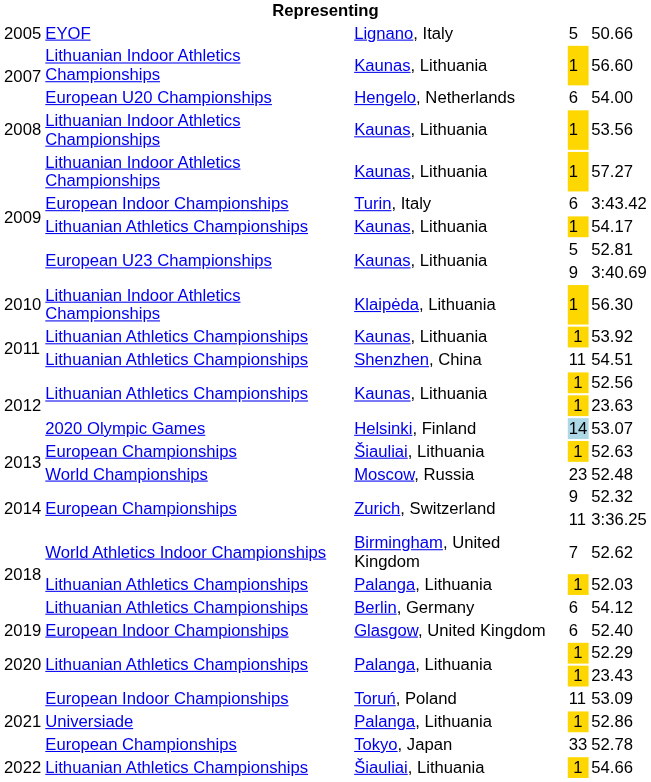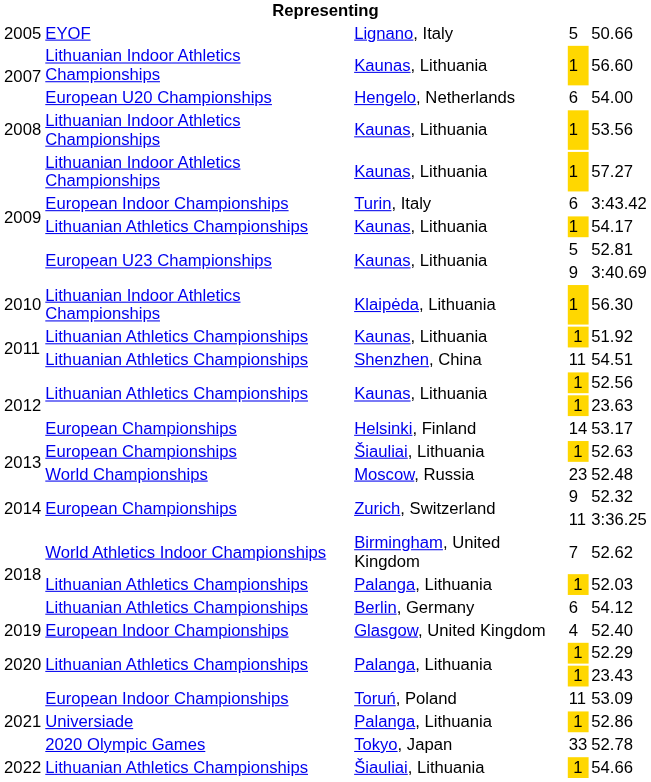(612, 337) 53.92 -> (612, 337) 51.92
(125, 428) 2020 Olympic Games -> (141, 428) European Championships
(578, 428) lightblue background -> (578, 428) no background
(612, 428) 53.07 -> (612, 428) 53.17
(573, 630) 6 -> (573, 630) 4
(141, 744) European Championships -> (125, 744) 2020 Olympic Games
